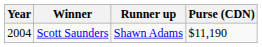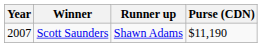(19, 33) 2004 -> (19, 33) 2007
